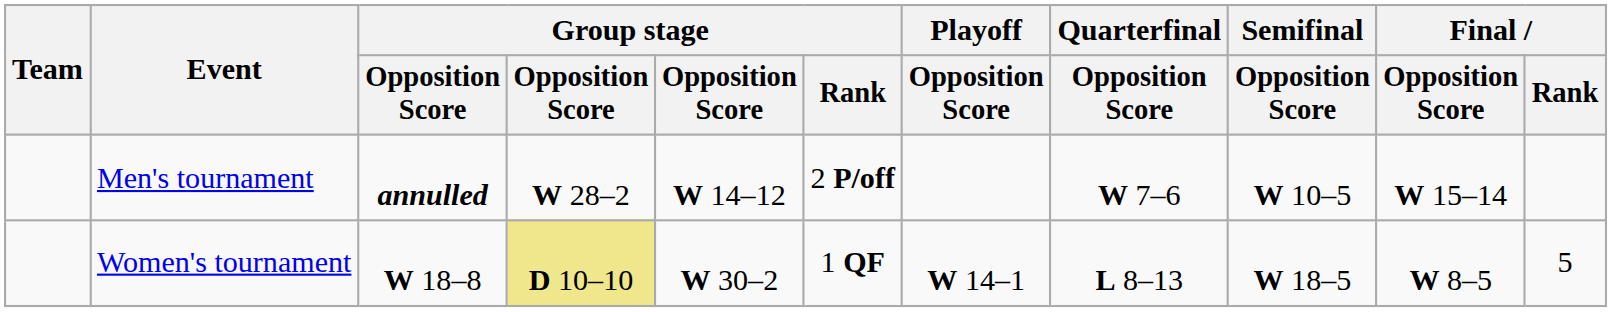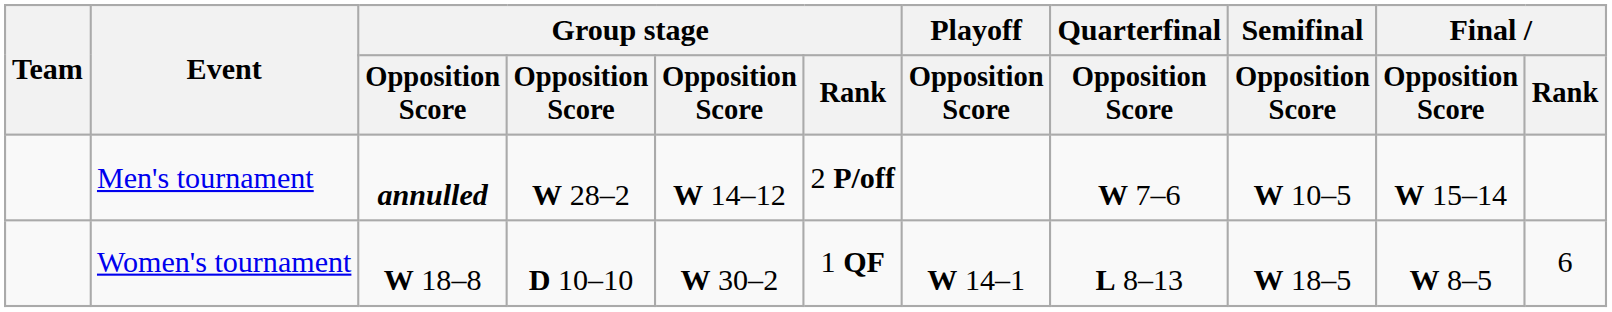(581, 280) khaki background -> (581, 280) no background
(1565, 262) 5 -> (1565, 262) 6
